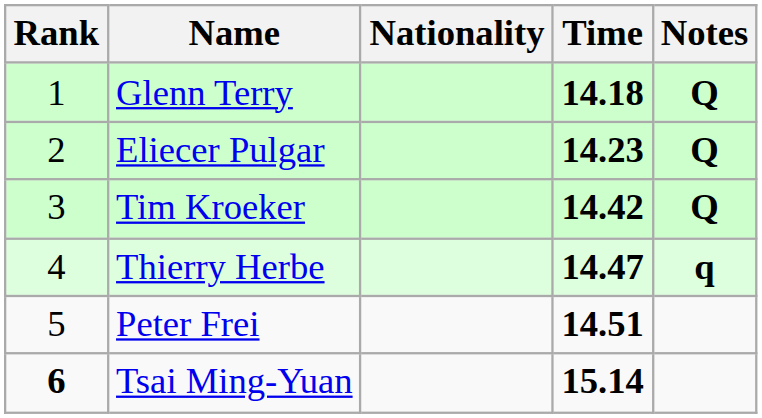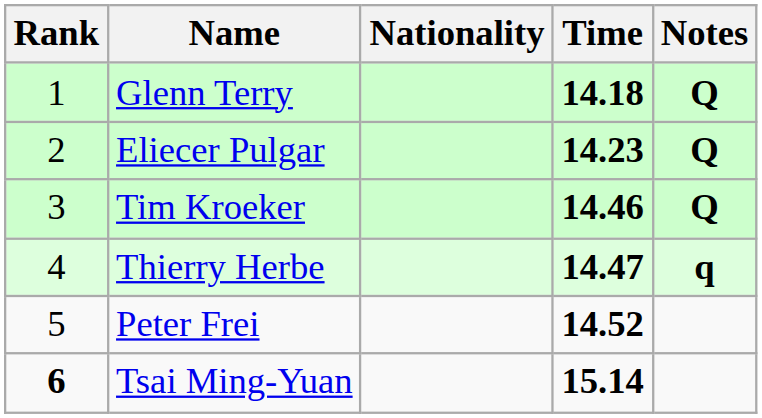(603, 207) 14.42 -> (603, 207) 14.46
(603, 324) 14.51 -> (603, 324) 14.52
